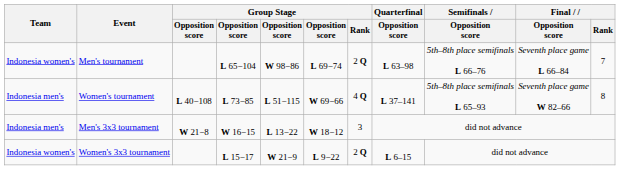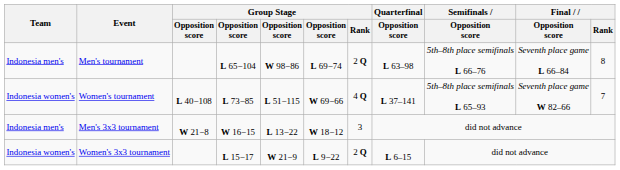(41, 61) Indonesia women's -> (35, 61) Indonesia men's
(603, 61) 7 -> (603, 61) 8
(35, 97) Indonesia men's -> (41, 97) Indonesia women's
(603, 97) 8 -> (603, 97) 7
